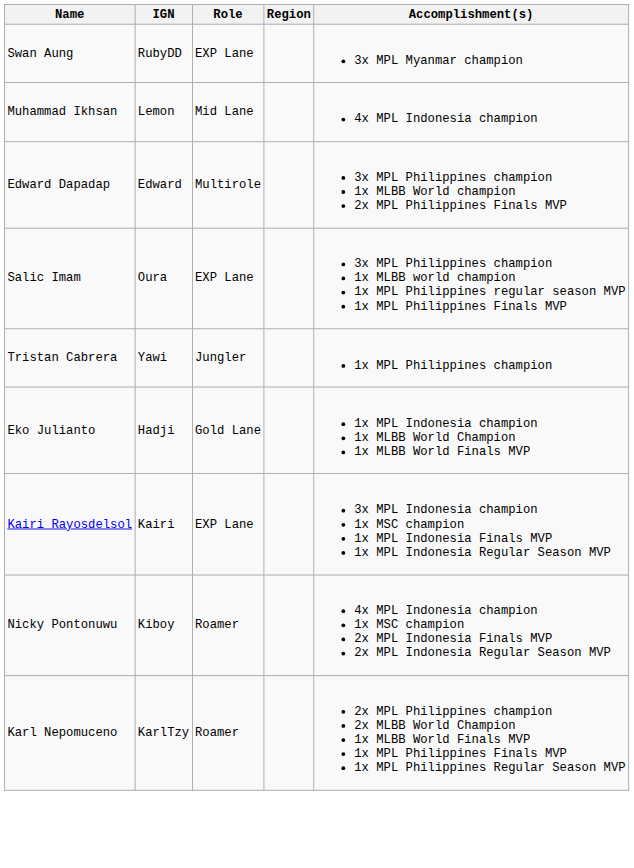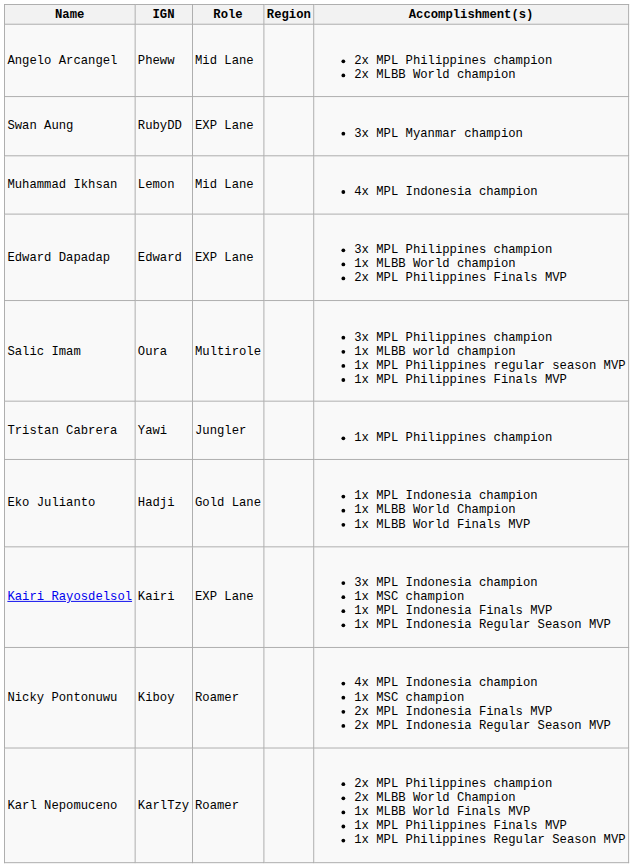+ row: (62, 61)
(228, 185) Multirole -> (224, 257) EXP Lane
(224, 278) EXP Lane -> (228, 351) Multirole
